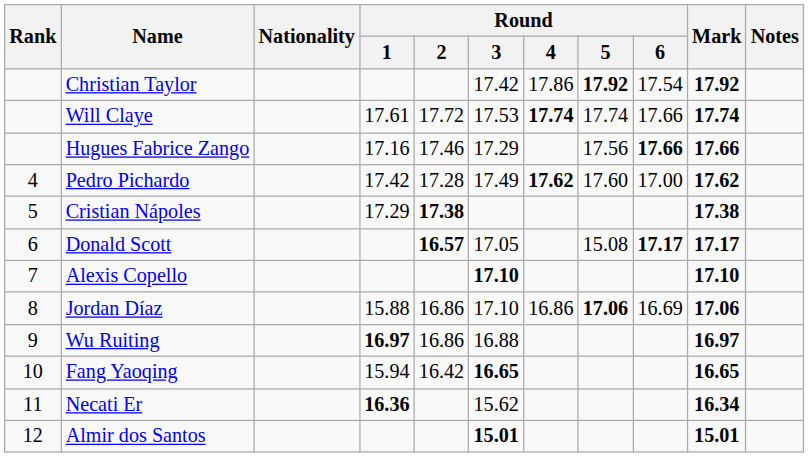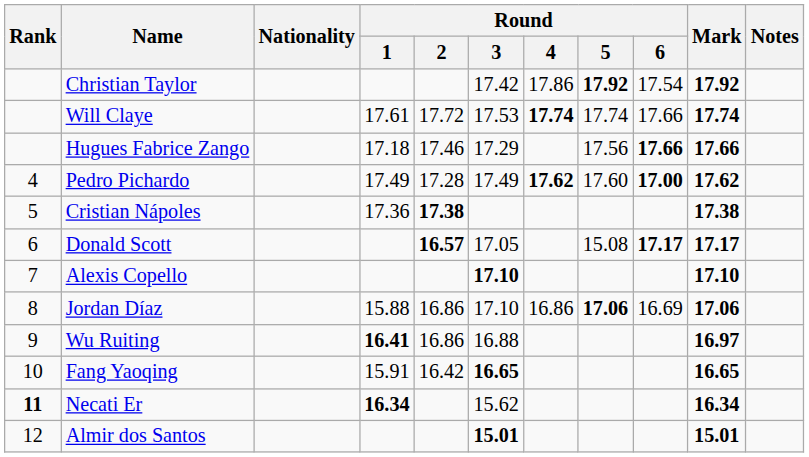(387, 148) 17.16 -> (387, 148) 17.18
(387, 180) 17.42 -> (387, 180) 17.49
(660, 180) normal -> (660, 180) bold
(387, 212) 17.29 -> (387, 212) 17.36
(387, 340) 16.97 -> (387, 340) 16.41
(387, 372) 15.94 -> (387, 372) 15.91
(33, 404) normal -> (33, 404) bold
(387, 404) 16.36 -> (387, 404) 16.34
